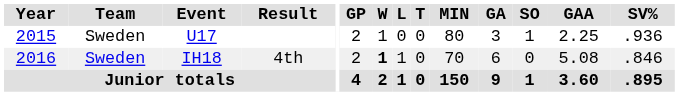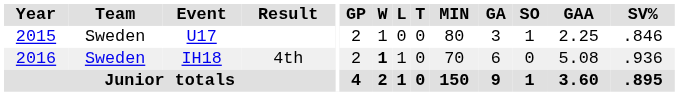(643, 37) .936 -> (643, 37) .846
(643, 59) .846 -> (643, 59) .936
